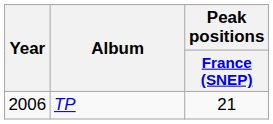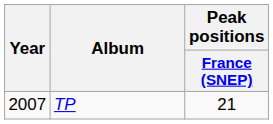(27, 105) 2006 -> (27, 105) 2007
